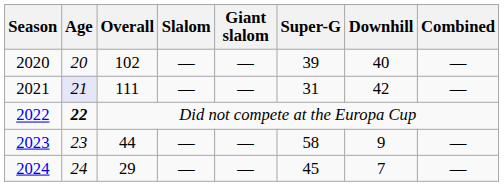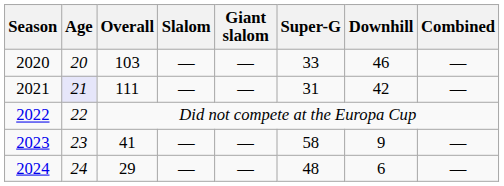(127, 62) 102 -> (127, 62) 103
(311, 62) 39 -> (311, 62) 33
(381, 62) 40 -> (381, 62) 46
(79, 115) bold -> (79, 115) normal
(127, 141) 44 -> (127, 141) 41
(311, 168) 45 -> (311, 168) 48
(381, 168) 7 -> (381, 168) 6
